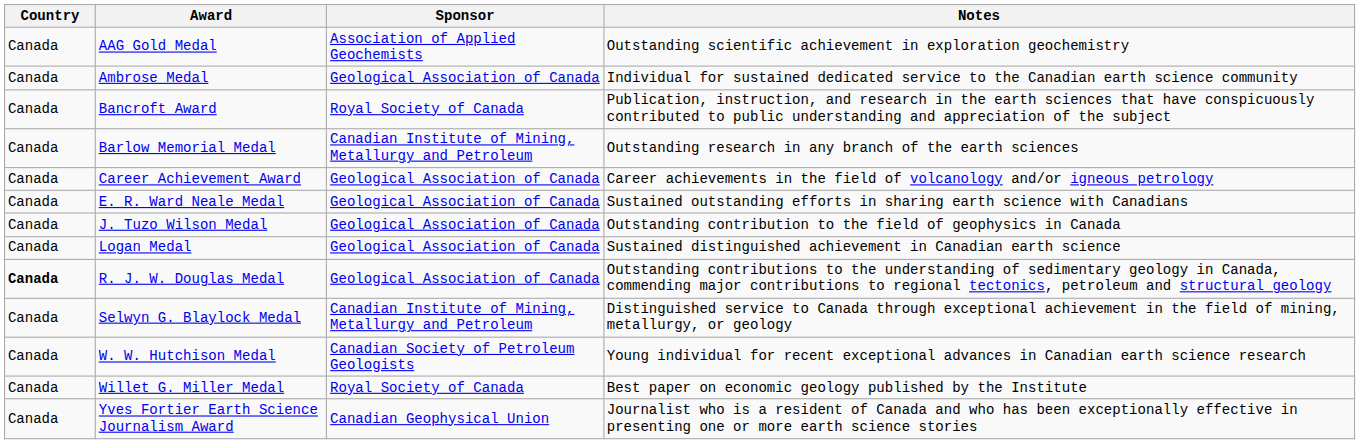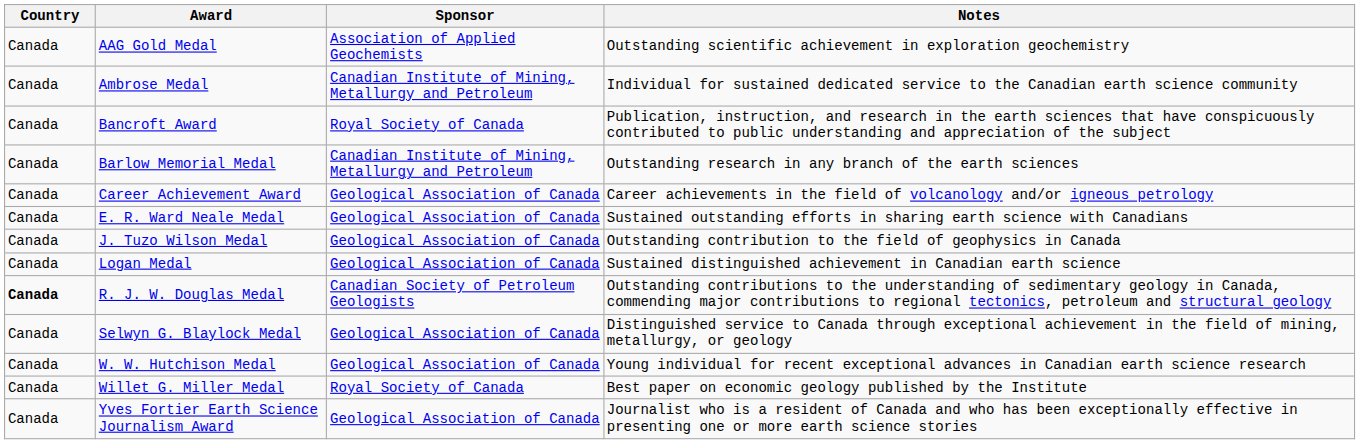(465, 78) Geological Association of Canada -> (452, 86) Canadian Institute of Mining, Metallurgy and Petroleum
(465, 279) Geological Association of Canada -> (452, 295) Canadian Society of Petroleum Geologists
(452, 318) Canadian Institute of Mining, Metallurgy and Petroleum -> (465, 334) Geological Association of Canada
(452, 357) Canadian Society of Petroleum Geologists -> (465, 365) Geological Association of Canada
(440, 419) Canadian Geophysical Union -> (465, 419) Geological Association of Canada
